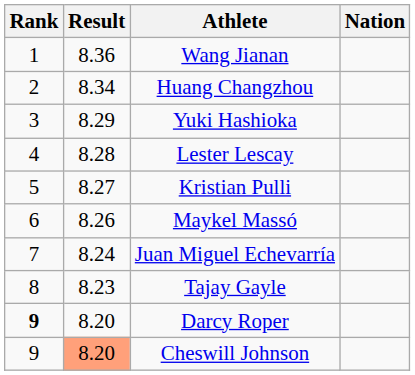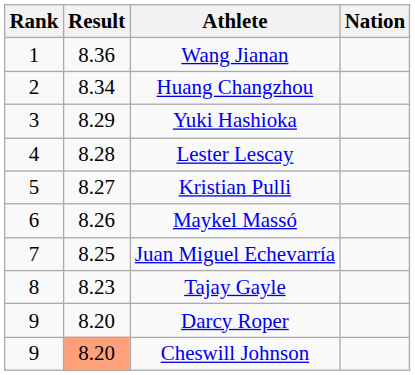(97, 253) 8.24 -> (97, 253) 8.25
(34, 320) bold -> (34, 320) normal
